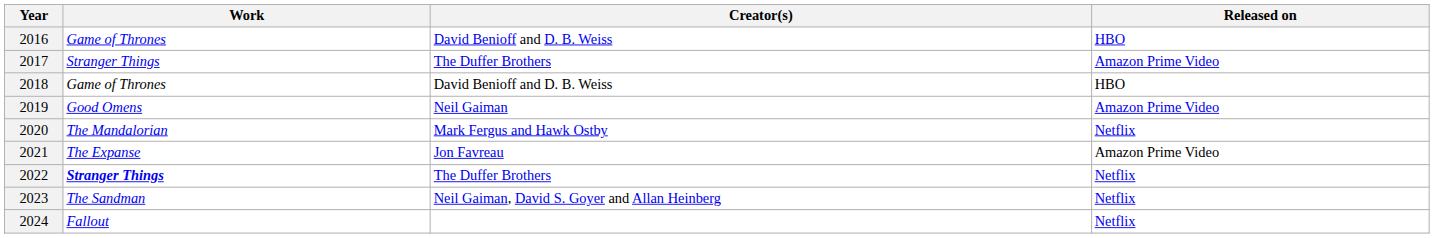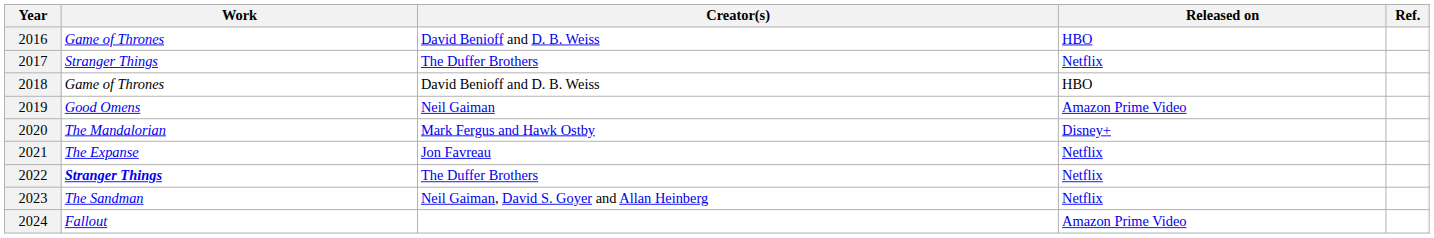+ column: (1408, 15)
(1157, 61) Amazon Prime Video -> (1082, 61) Netflix
(1115, 130) Netflix -> (1086, 130) Disney+
(1157, 152) Amazon Prime Video -> (1082, 152) Netflix
(1115, 221) Netflix -> (1124, 221) Amazon Prime Video
